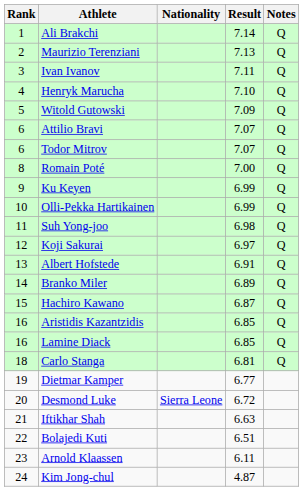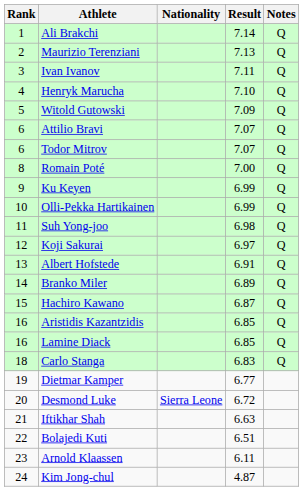(245, 361) 6.81 -> (245, 361) 6.83
